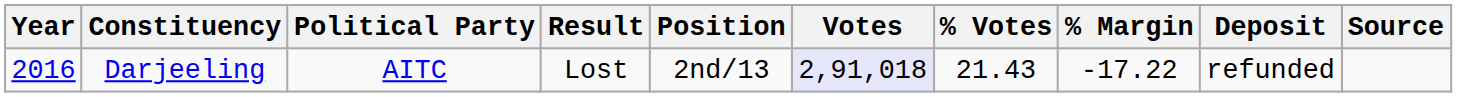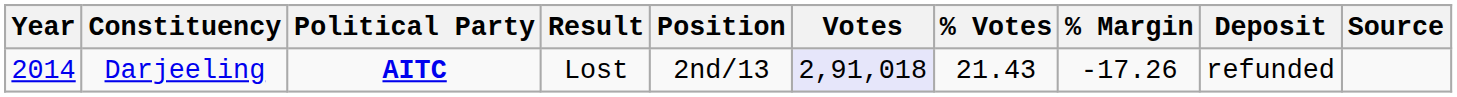(44, 70) 2016 -> (44, 70) 2014
(415, 70) normal -> (415, 70) bold
(1129, 70) -17.22 -> (1129, 70) -17.26
